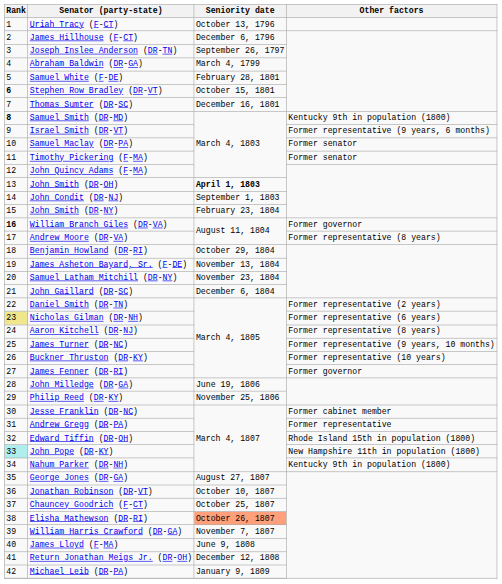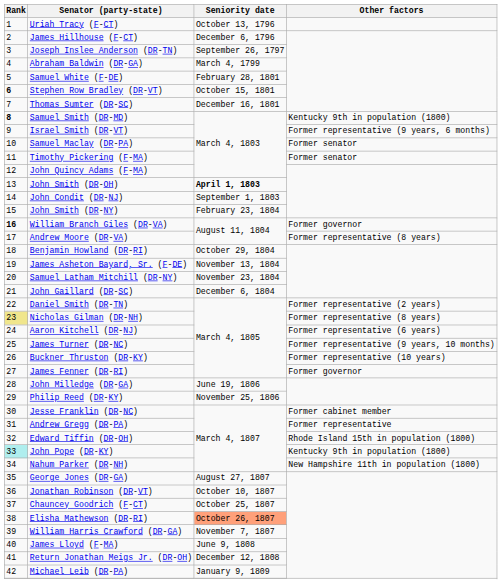(365, 318) Former representative (6 years) -> (365, 318) Former representative (8 years)
(365, 331) Former representative (8 years) -> (365, 331) Former representative (6 years)
(384, 451) New Hampshire 11th in population (1800) -> (369, 451) Kentucky 9th in population (1800)
(369, 465) Kentucky 9th in population (1800) -> (384, 465) New Hampshire 11th in population (1800)
